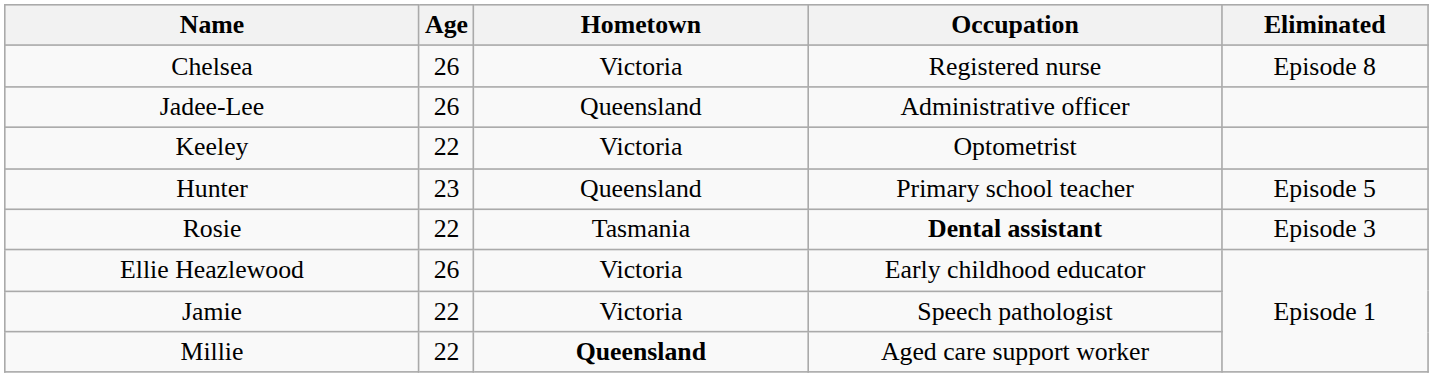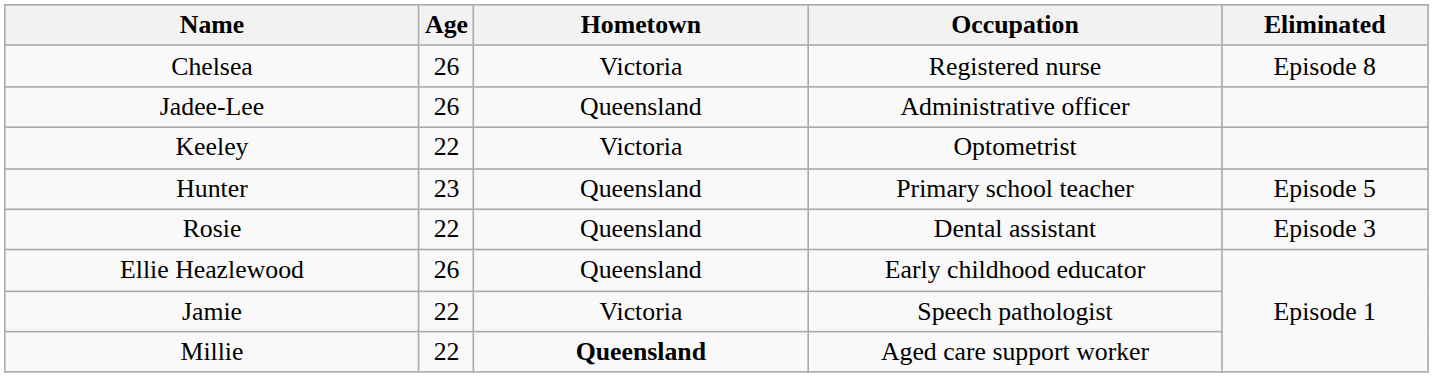(641, 229) Tasmania -> (641, 229) Queensland
(1015, 229) bold -> (1015, 229) normal
(641, 270) Victoria -> (641, 270) Queensland
